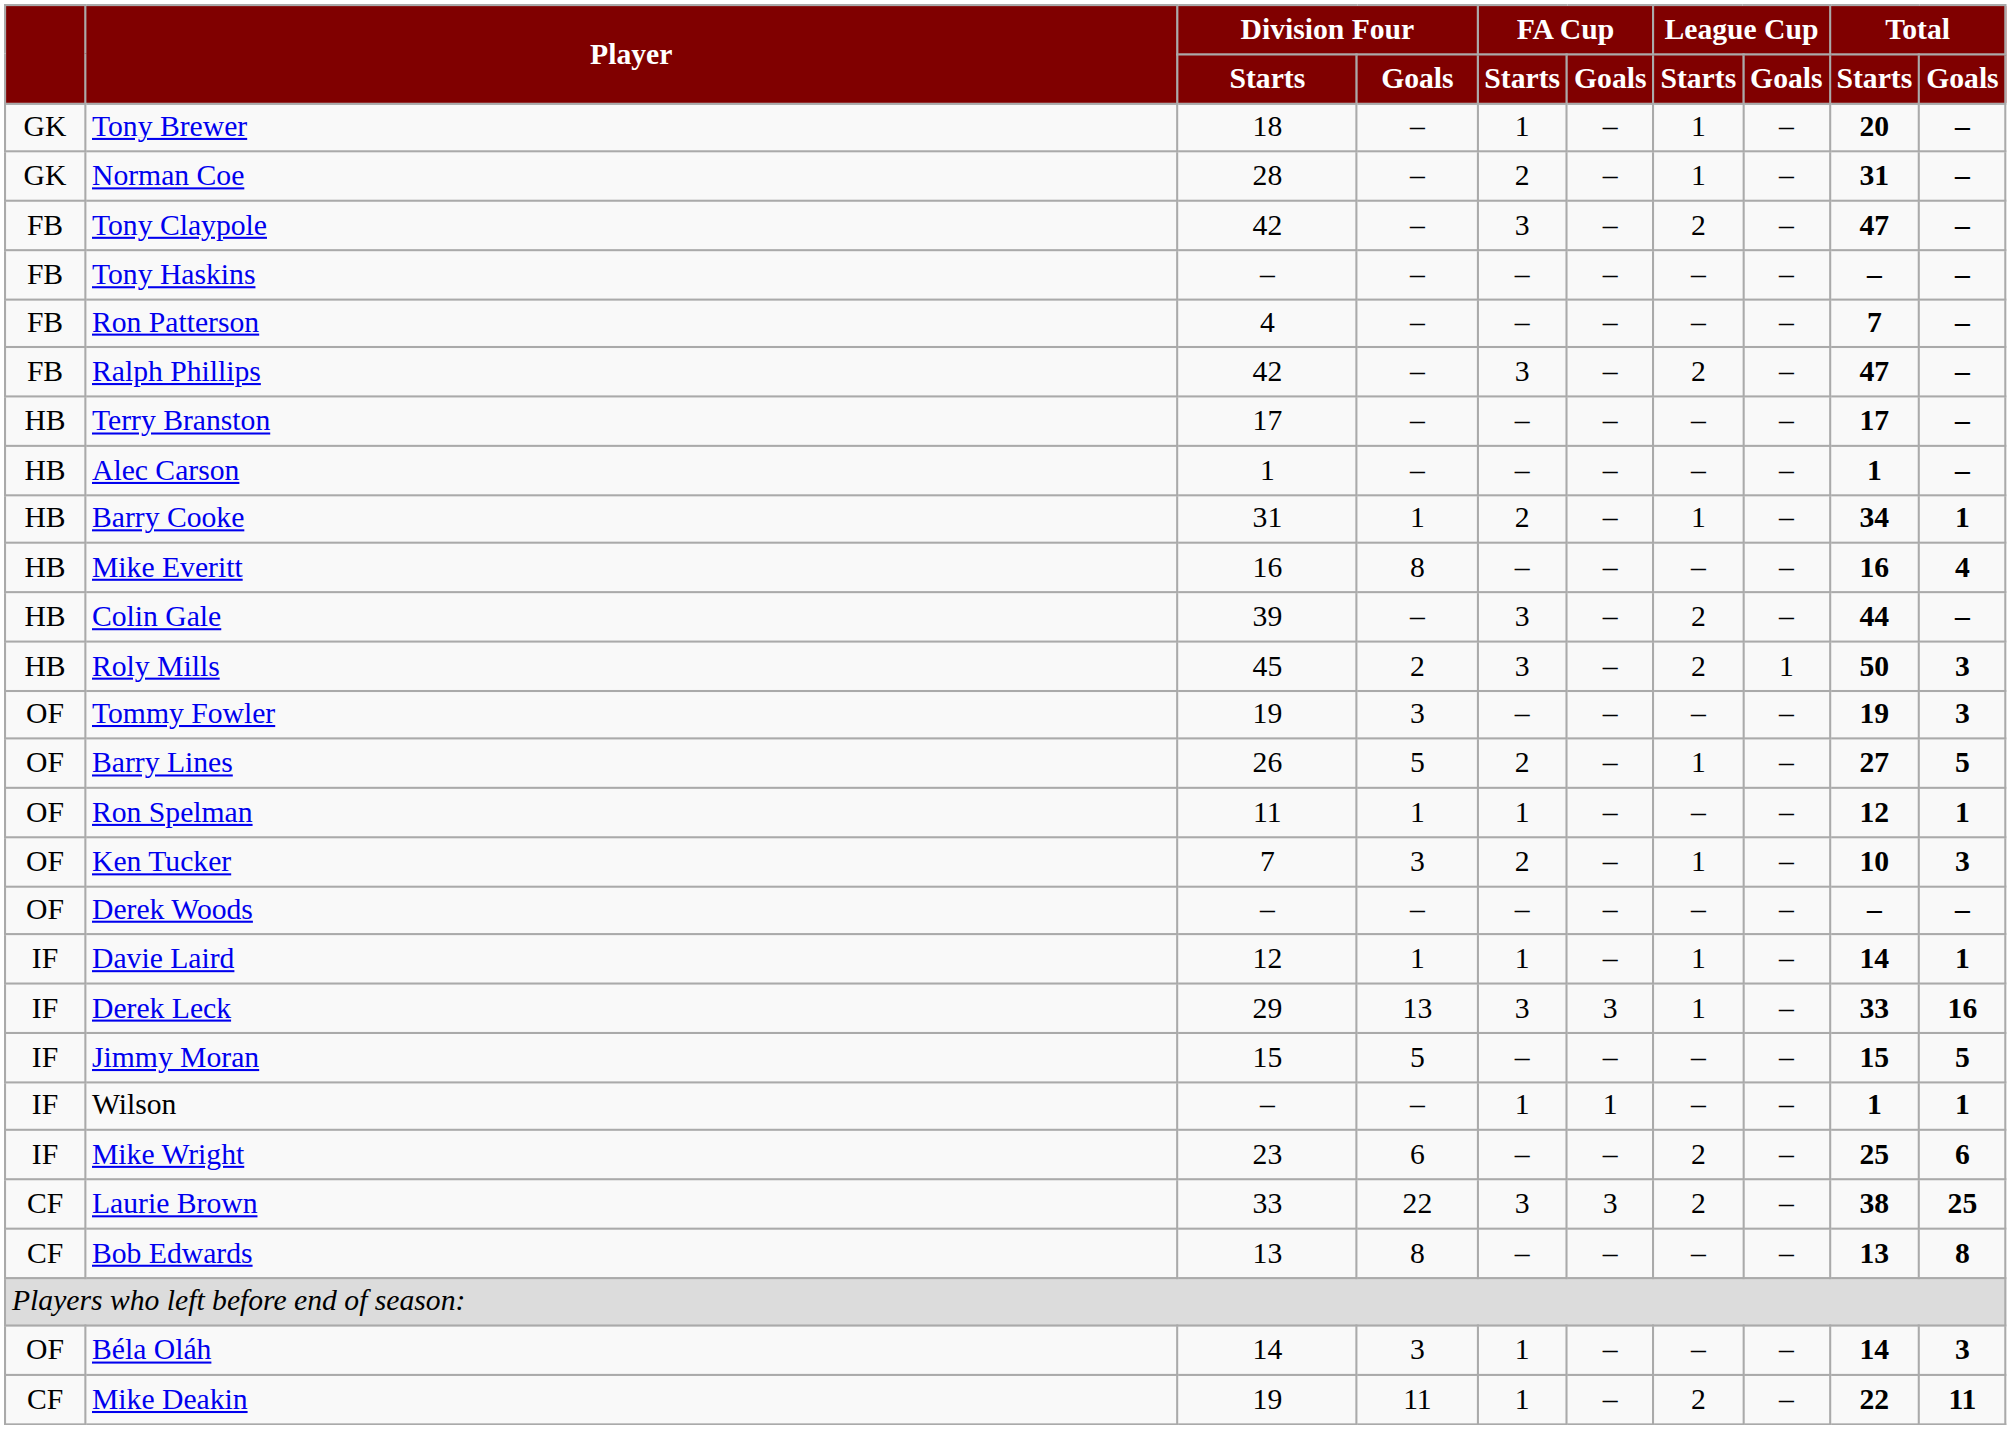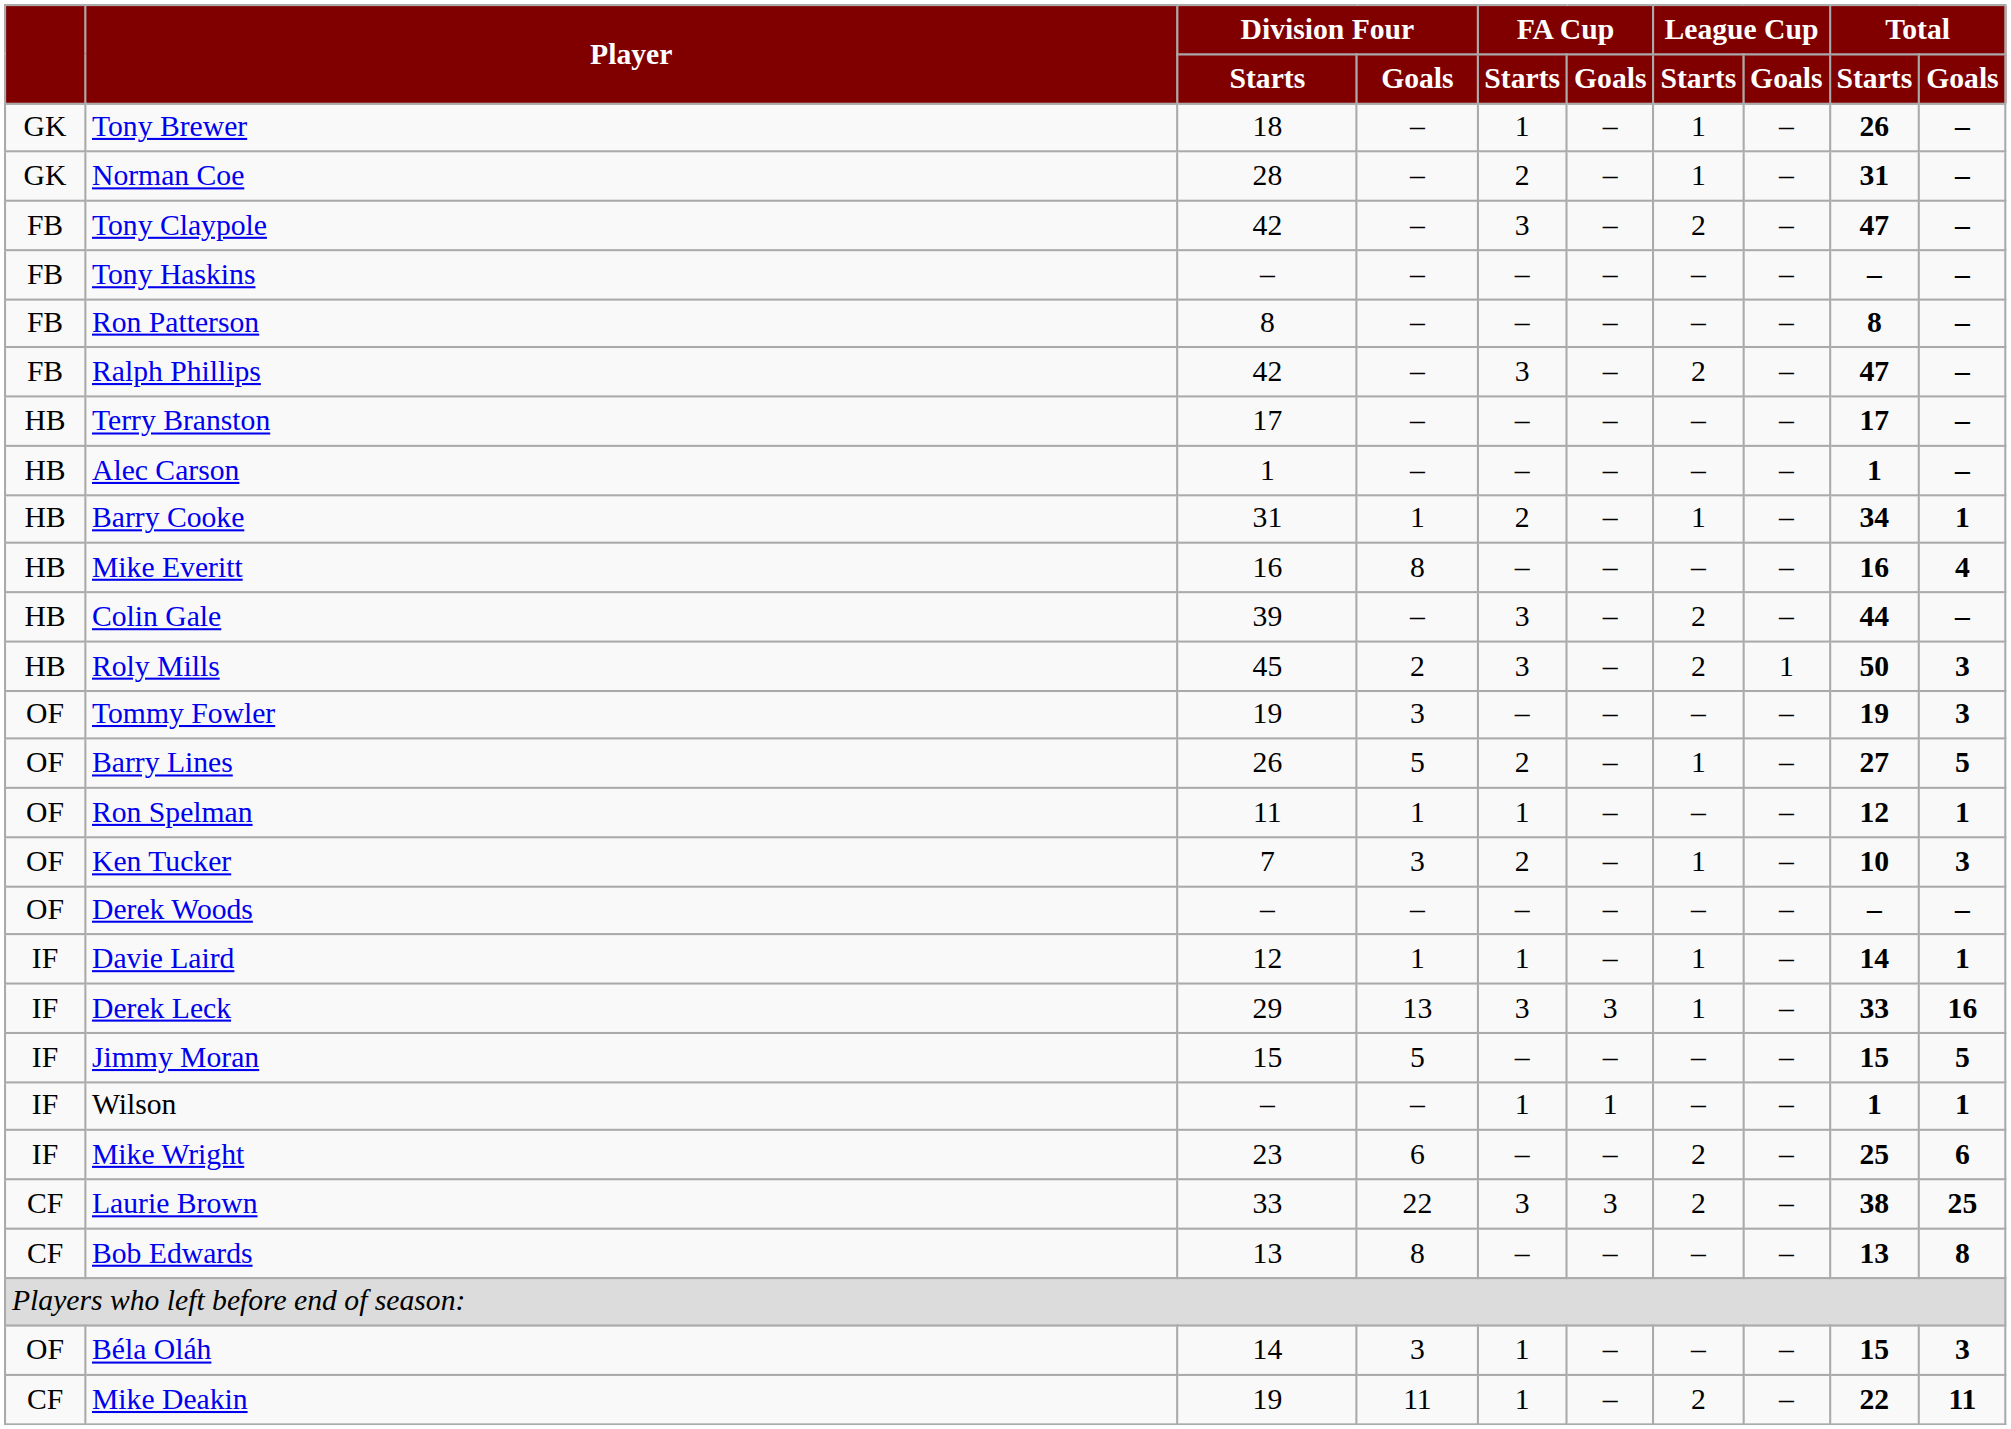(1874, 127) 20 -> (1874, 127) 26
(1267, 322) 4 -> (1267, 322) 8
(1874, 322) 7 -> (1874, 322) 8
(1874, 1350) 14 -> (1874, 1350) 15
